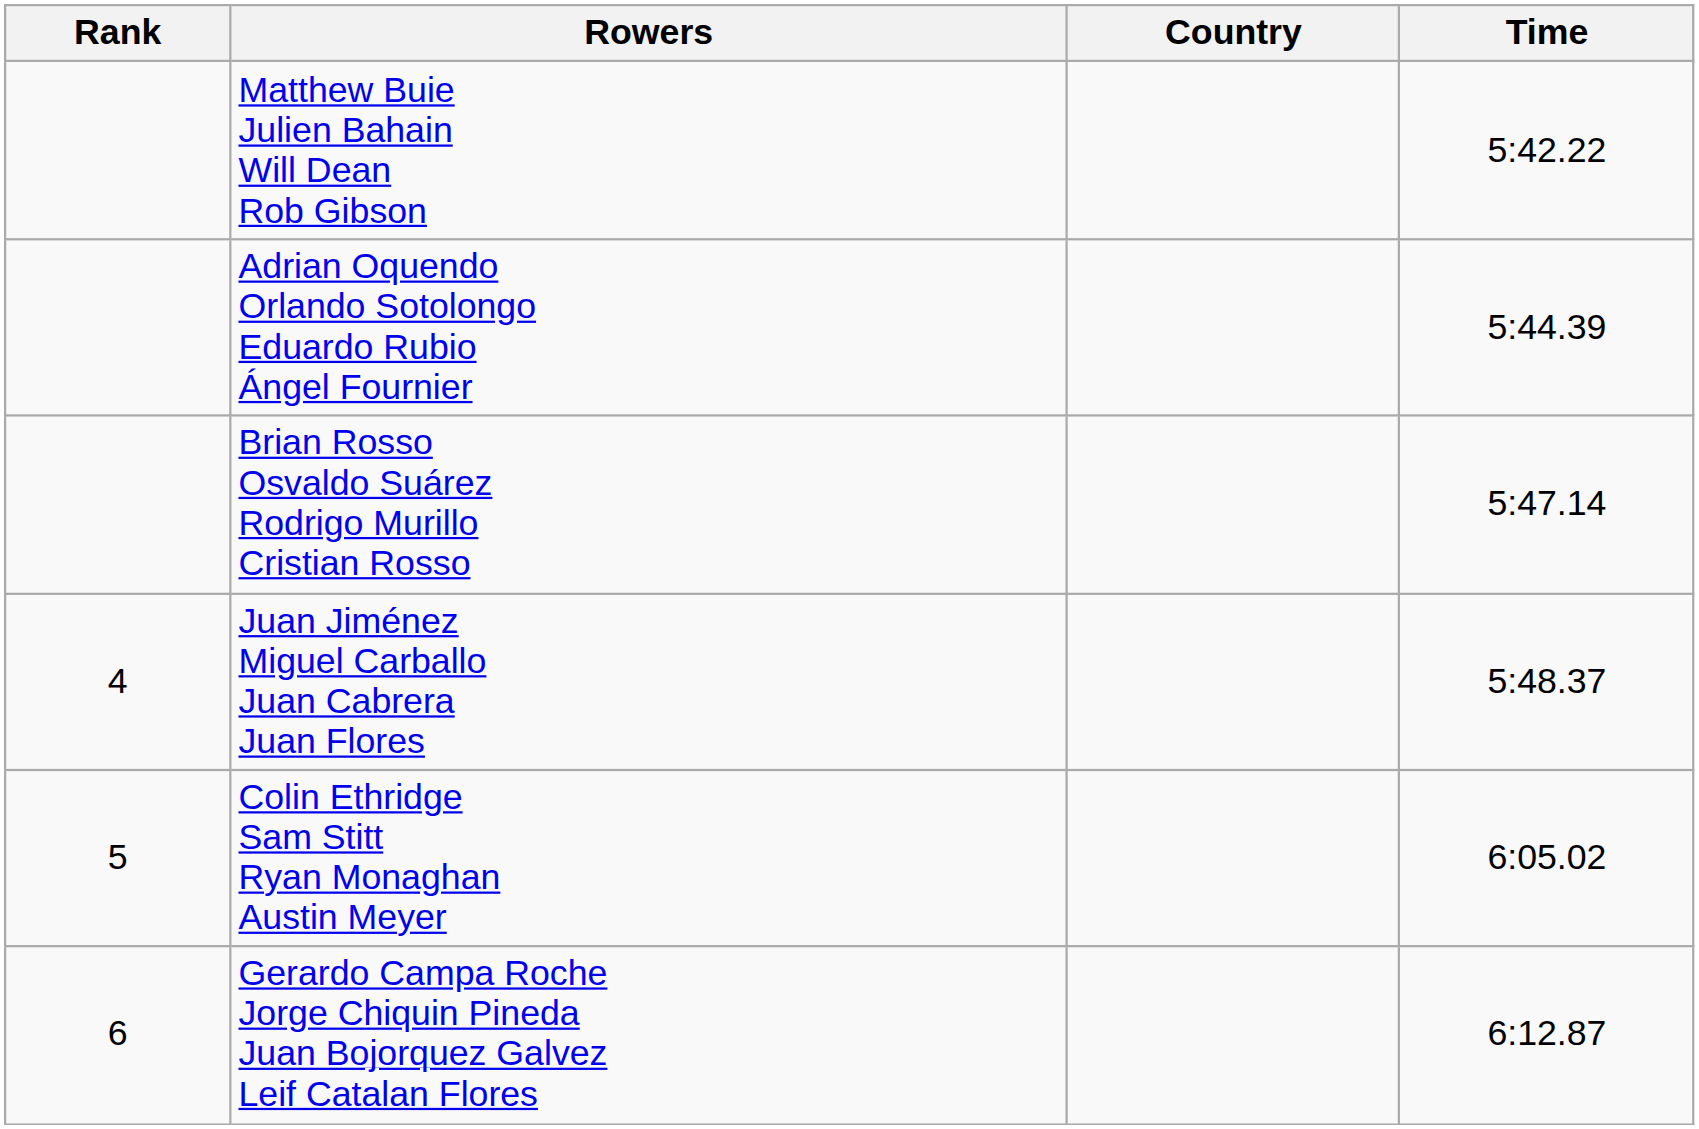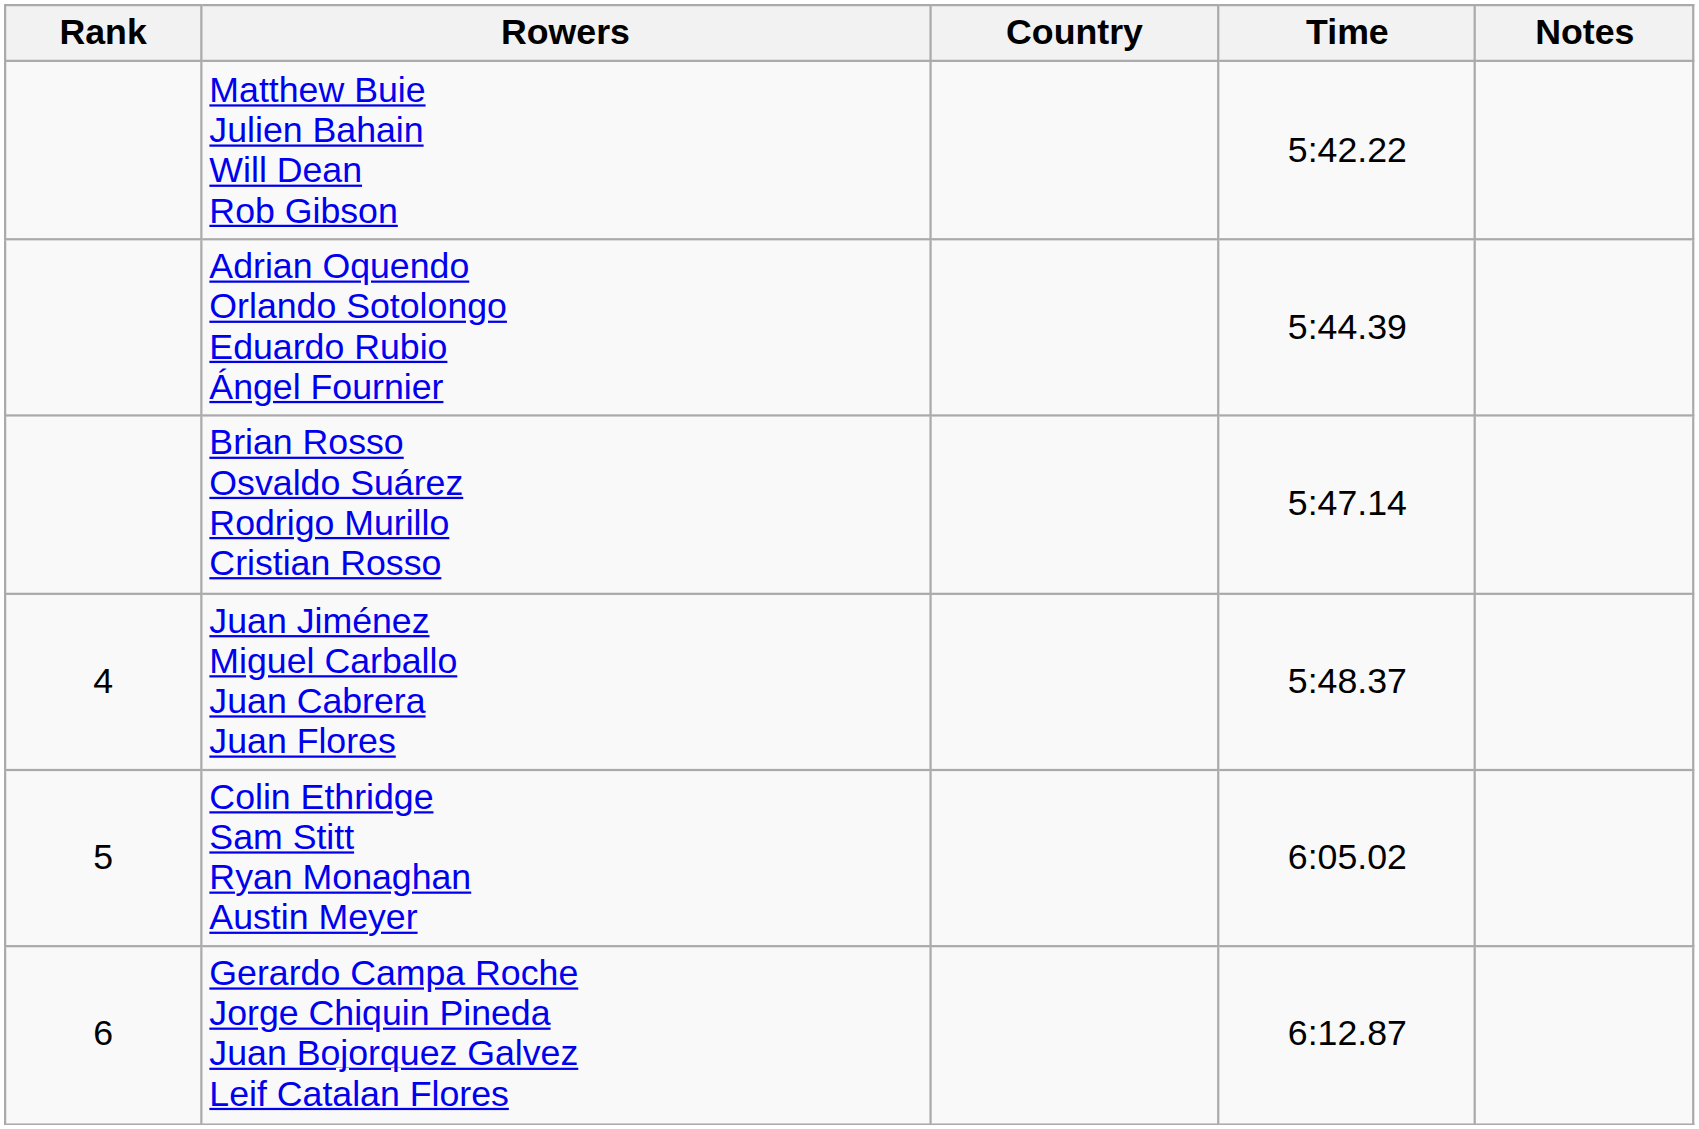+ column: (1585, 32)
